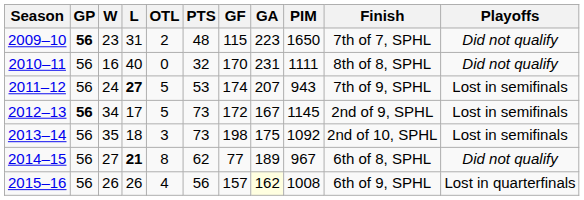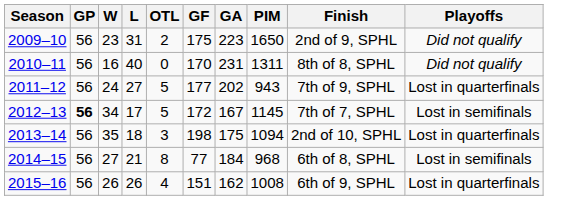- column: (201, 16)
(84, 40) bold -> (84, 40) normal
(235, 40) 115 -> (199, 40) 175
(382, 40) 7th of 7, SPHL -> (346, 40) 2nd of 9, SPHL
(303, 64) 1111 -> (267, 64) 1311
(134, 87) bold -> (134, 87) normal
(235, 87) 174 -> (199, 87) 177
(267, 87) 207 -> (231, 87) 202
(510, 87) Lost in semifinals -> (474, 87) Lost in quarterfinals
(382, 111) 2nd of 9, SPHL -> (346, 111) 7th of 7, SPHL
(303, 135) 1092 -> (267, 135) 1094
(510, 135) Lost in semifinals -> (474, 135) Lost in quarterfinals
(134, 159) bold -> (134, 159) normal
(267, 159) 189 -> (231, 159) 184
(303, 159) 967 -> (267, 159) 968
(510, 159) Did not qualify -> (474, 159) Lost in semifinals
(235, 183) 157 -> (199, 183) 151
(267, 183) lightyellow background -> (231, 183) no background
